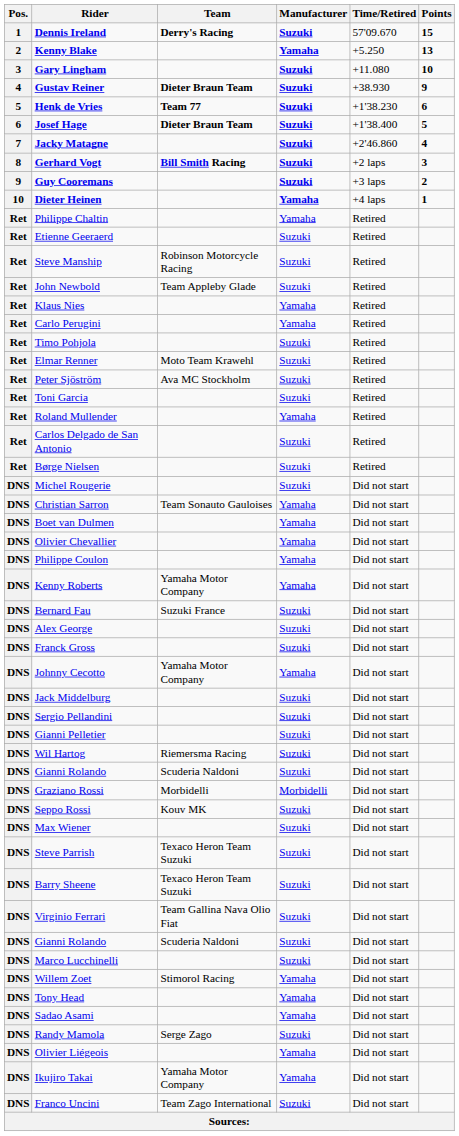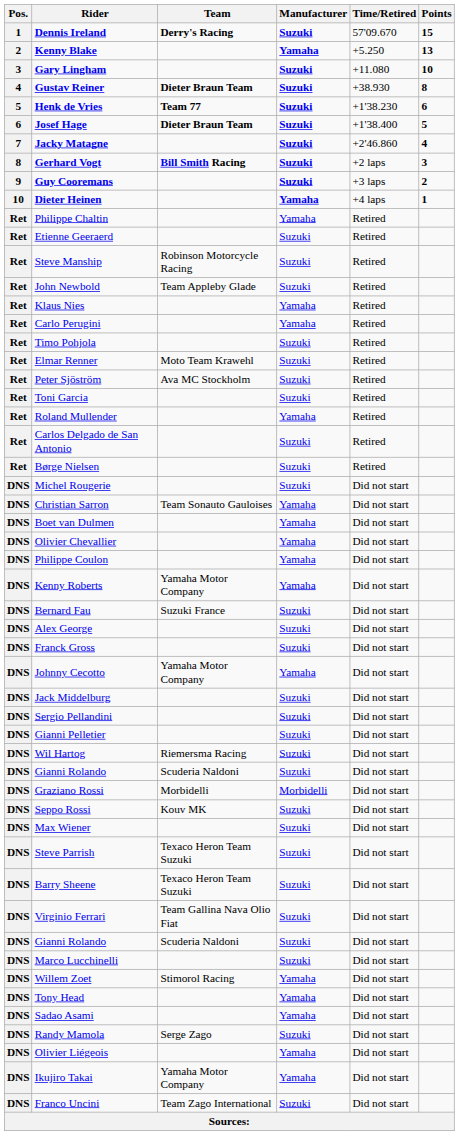(424, 88) 9 -> (424, 88) 8
